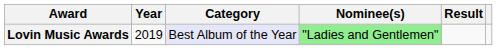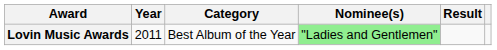(149, 34) 2019 -> (148, 34) 2011
(233, 34) lavender background -> (232, 34) no background
